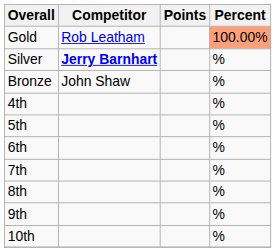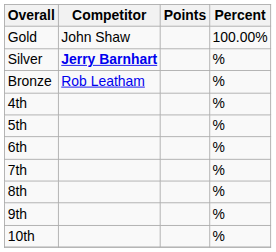(103, 37) Rob Leatham -> (96, 37) John Shaw
(240, 37) lightsalmon background -> (240, 37) no background
(96, 81) John Shaw -> (103, 81) Rob Leatham
